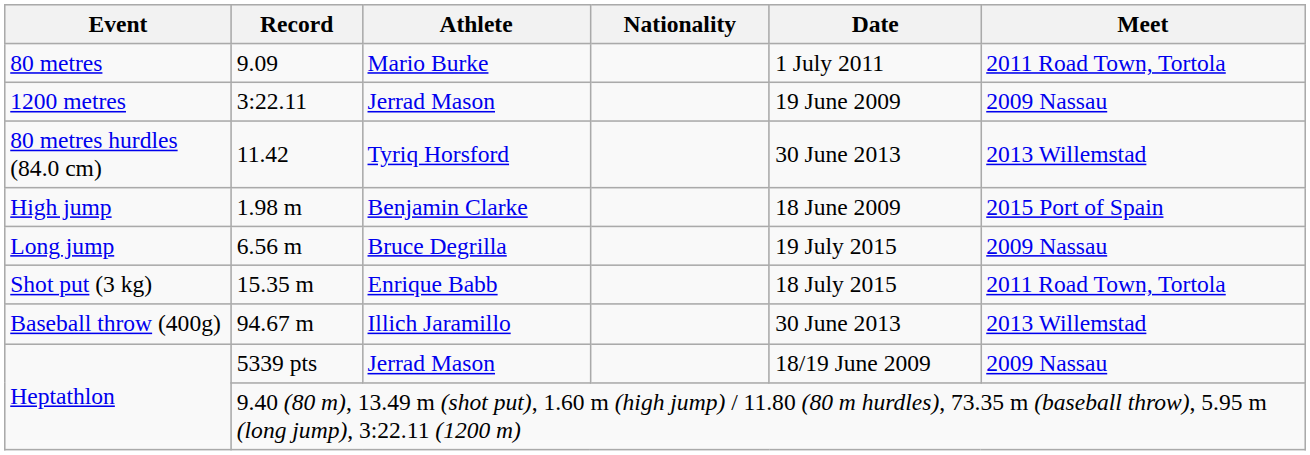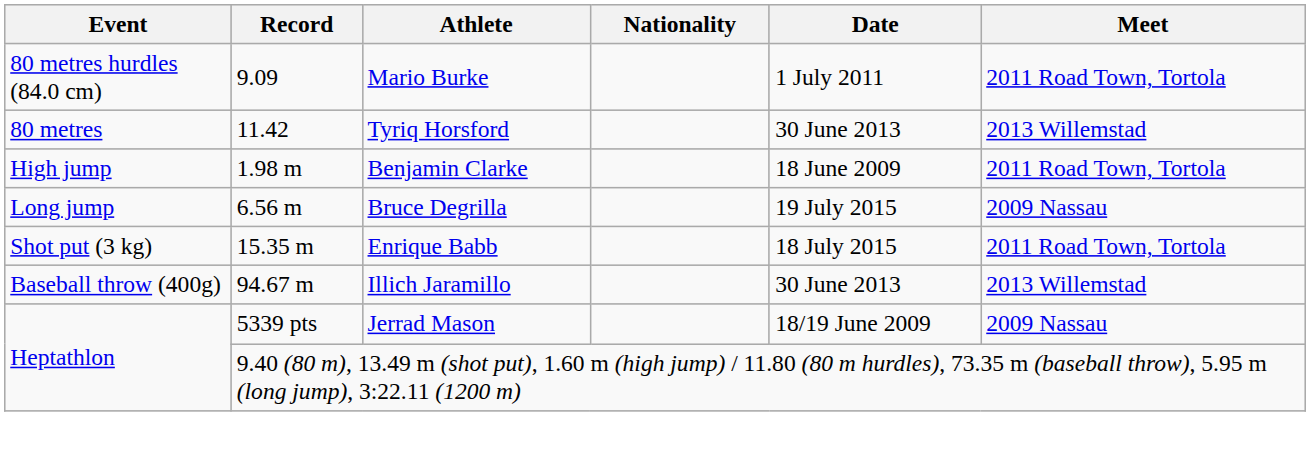(56, 62) 80 metres -> (94, 76) 80 metres hurdles (84.0 cm)
- row: (272, 101)
(94, 154) 80 metres hurdles (84.0 cm) -> (56, 129) 80 metres
(1075, 207) 2015 Port of Spain -> (1106, 168) 2011 Road Town, Tortola
